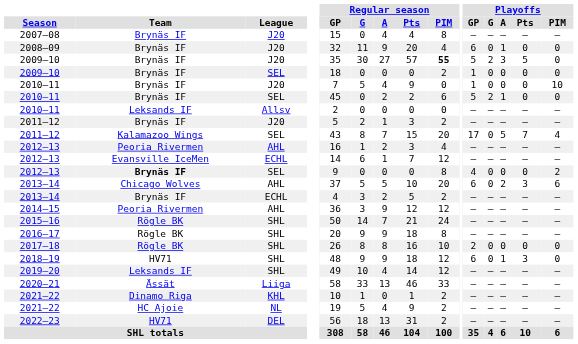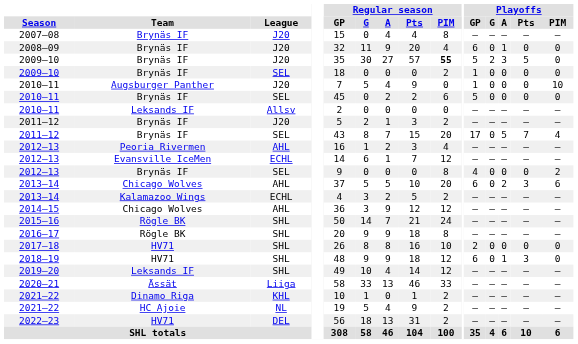(160, 85) Brynäs IF -> (163, 85) Augsburger Panther
(491, 97) 2 -> (492, 97) 0
(503, 97) 1 -> (504, 97) 0
(160, 134) Kalamazoo Wings -> (163, 134) Brynäs IF
(160, 172) bold -> (163, 172) normal
(160, 196) Brynäs IF -> (163, 196) Kalamazoo Wings
(160, 209) Peoria Rivermen -> (163, 209) Chicago Wolves
(160, 246) Rögle BK -> (163, 246) HV71
